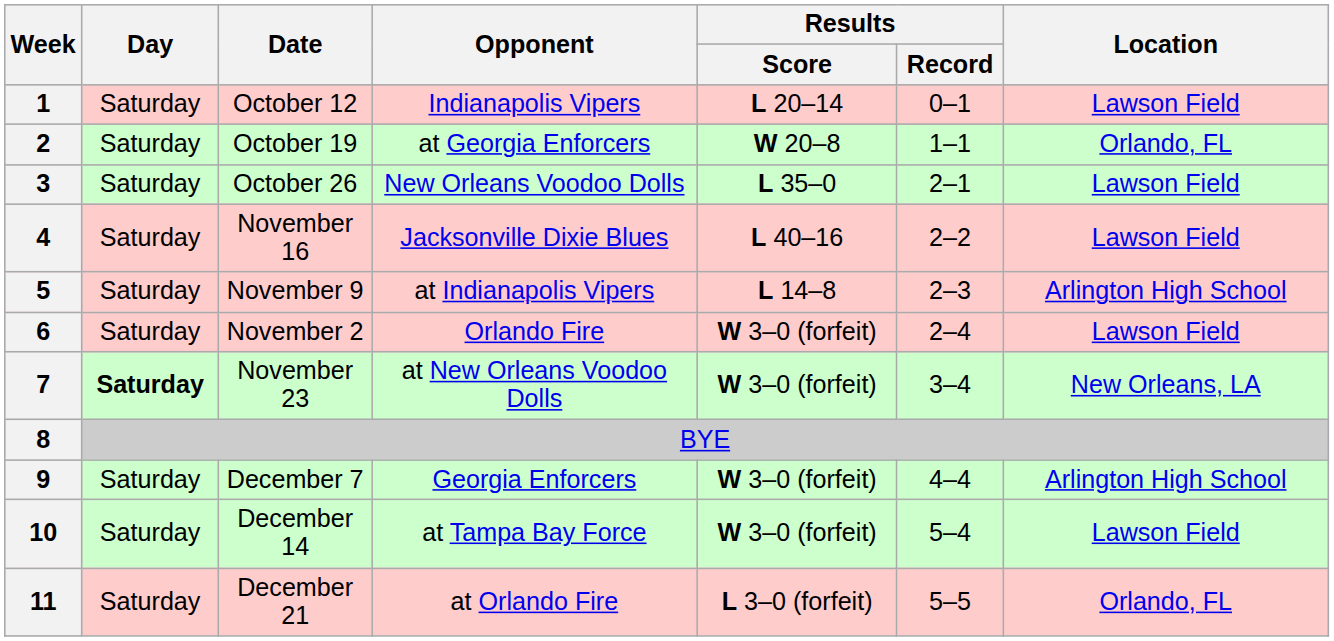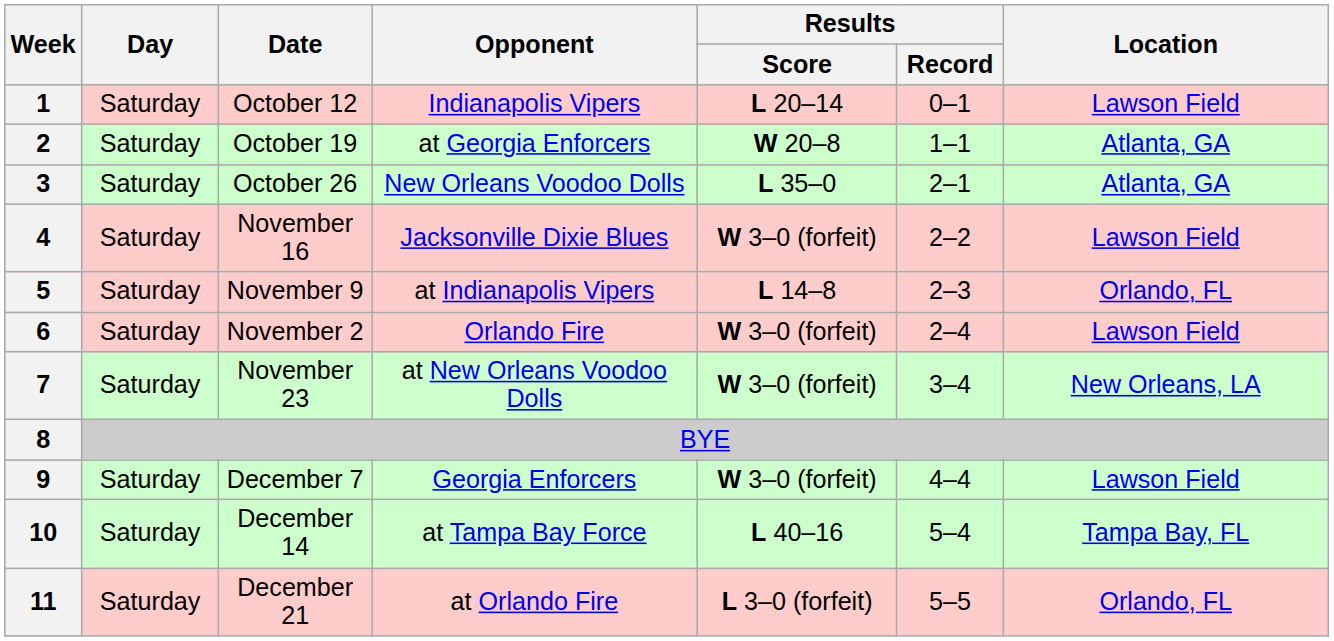(1166, 143) Orlando, FL -> (1166, 143) Atlanta, GA
(1166, 183) Lawson Field -> (1166, 183) Atlanta, GA
(797, 237) L 40–16 -> (797, 237) W 3–0 (forfeit)
(1166, 291) Arlington High School -> (1166, 291) Orlando, FL
(150, 385) bold -> (150, 385) normal
(1166, 479) Arlington High School -> (1166, 479) Lawson Field
(797, 533) W 3–0 (forfeit) -> (797, 533) L 40–16
(1166, 533) Lawson Field -> (1166, 533) Tampa Bay, FL
